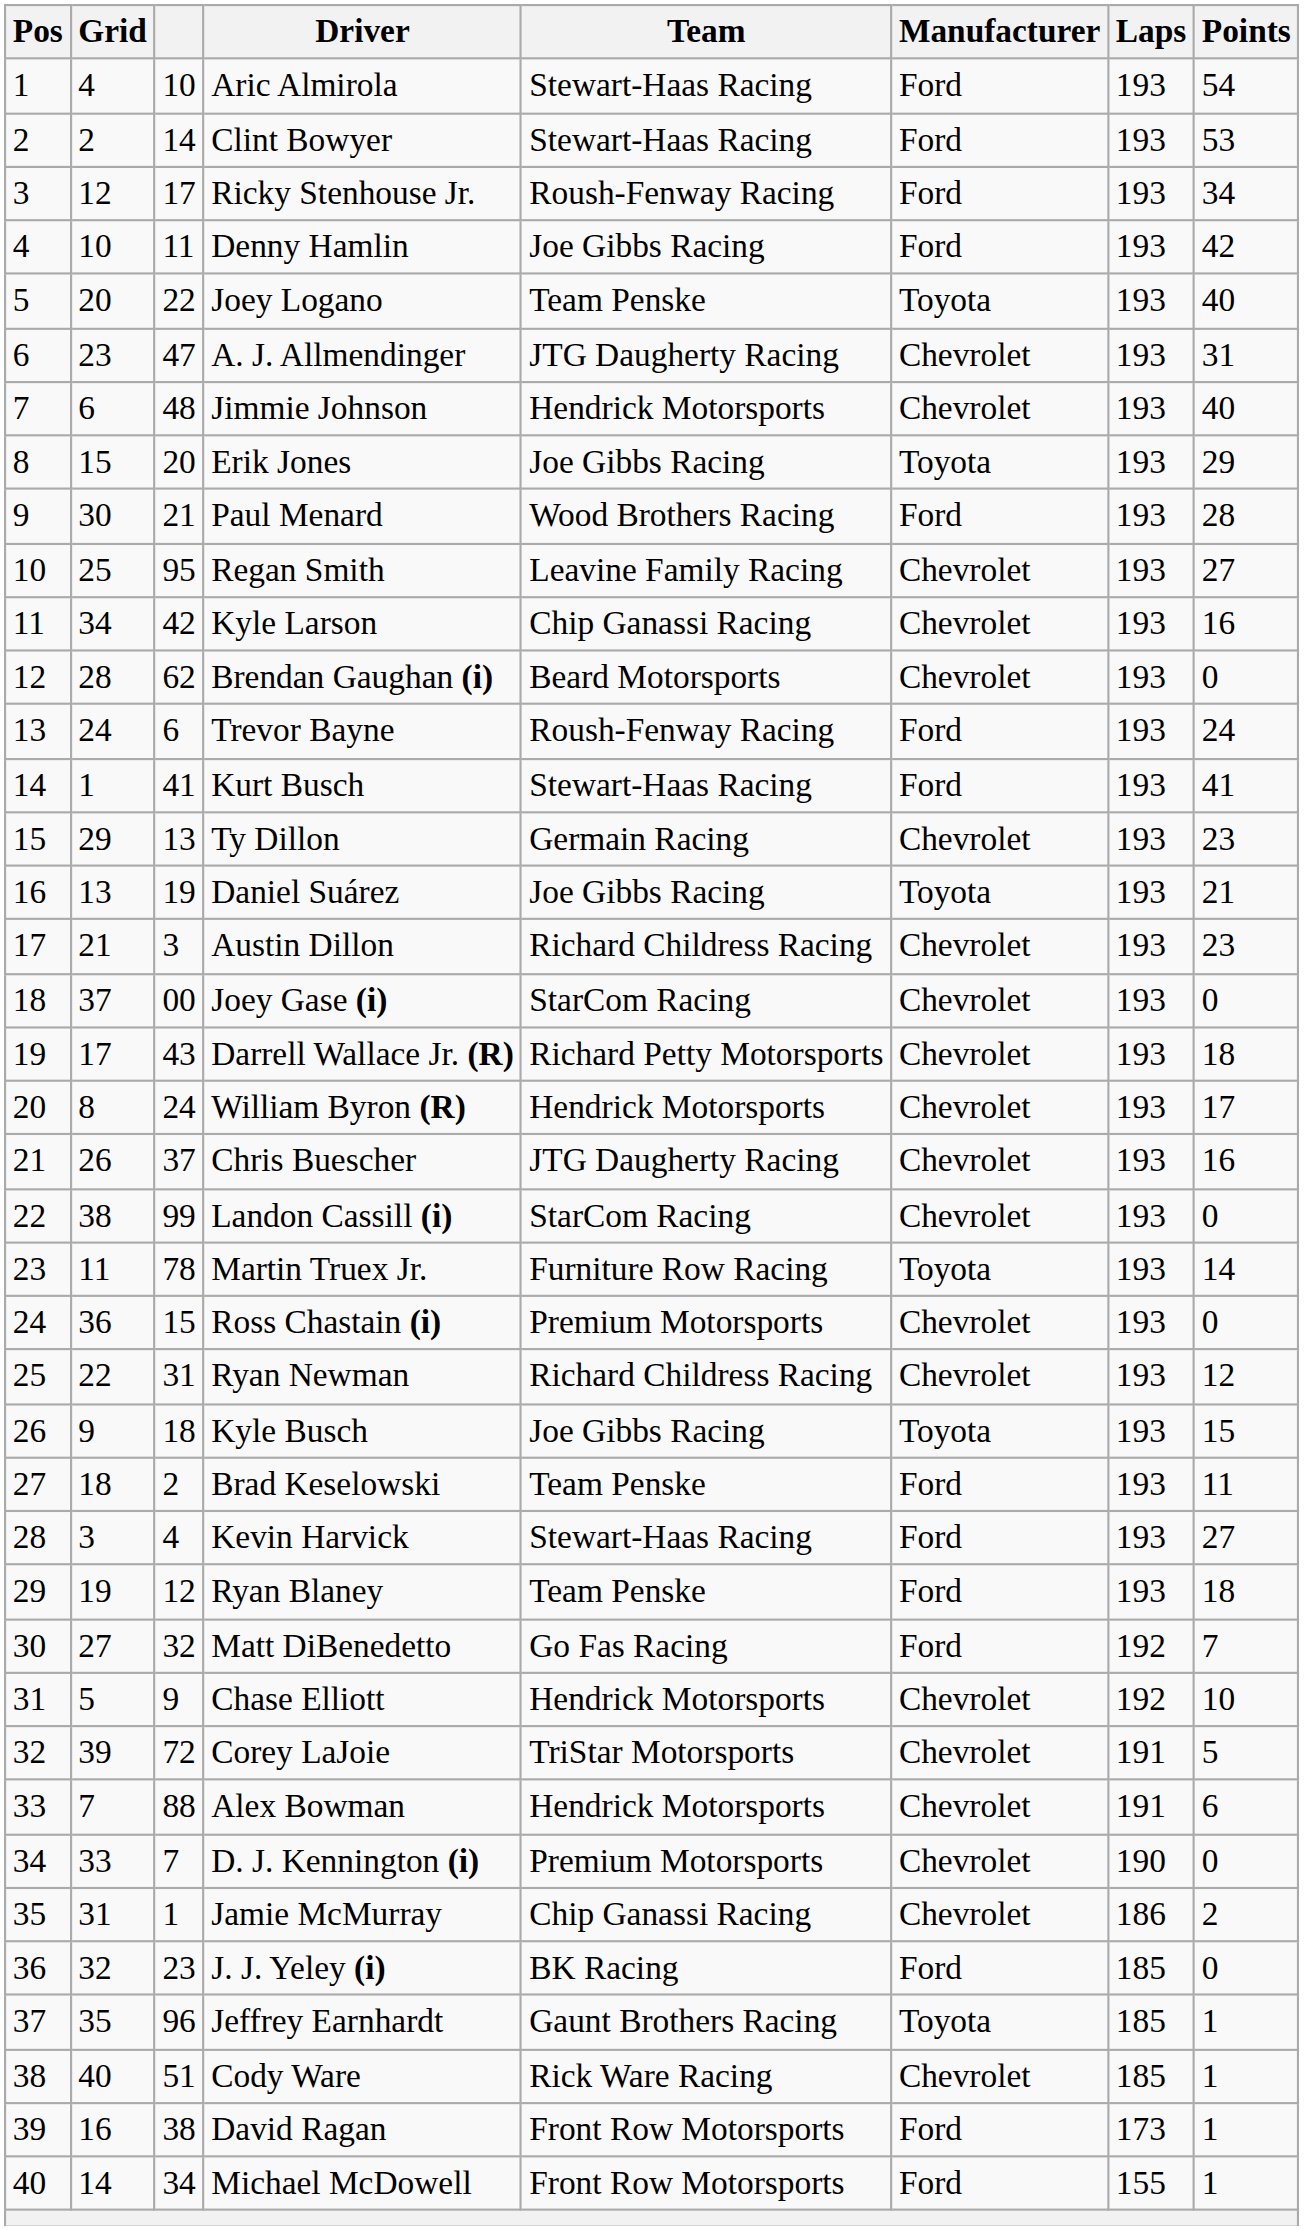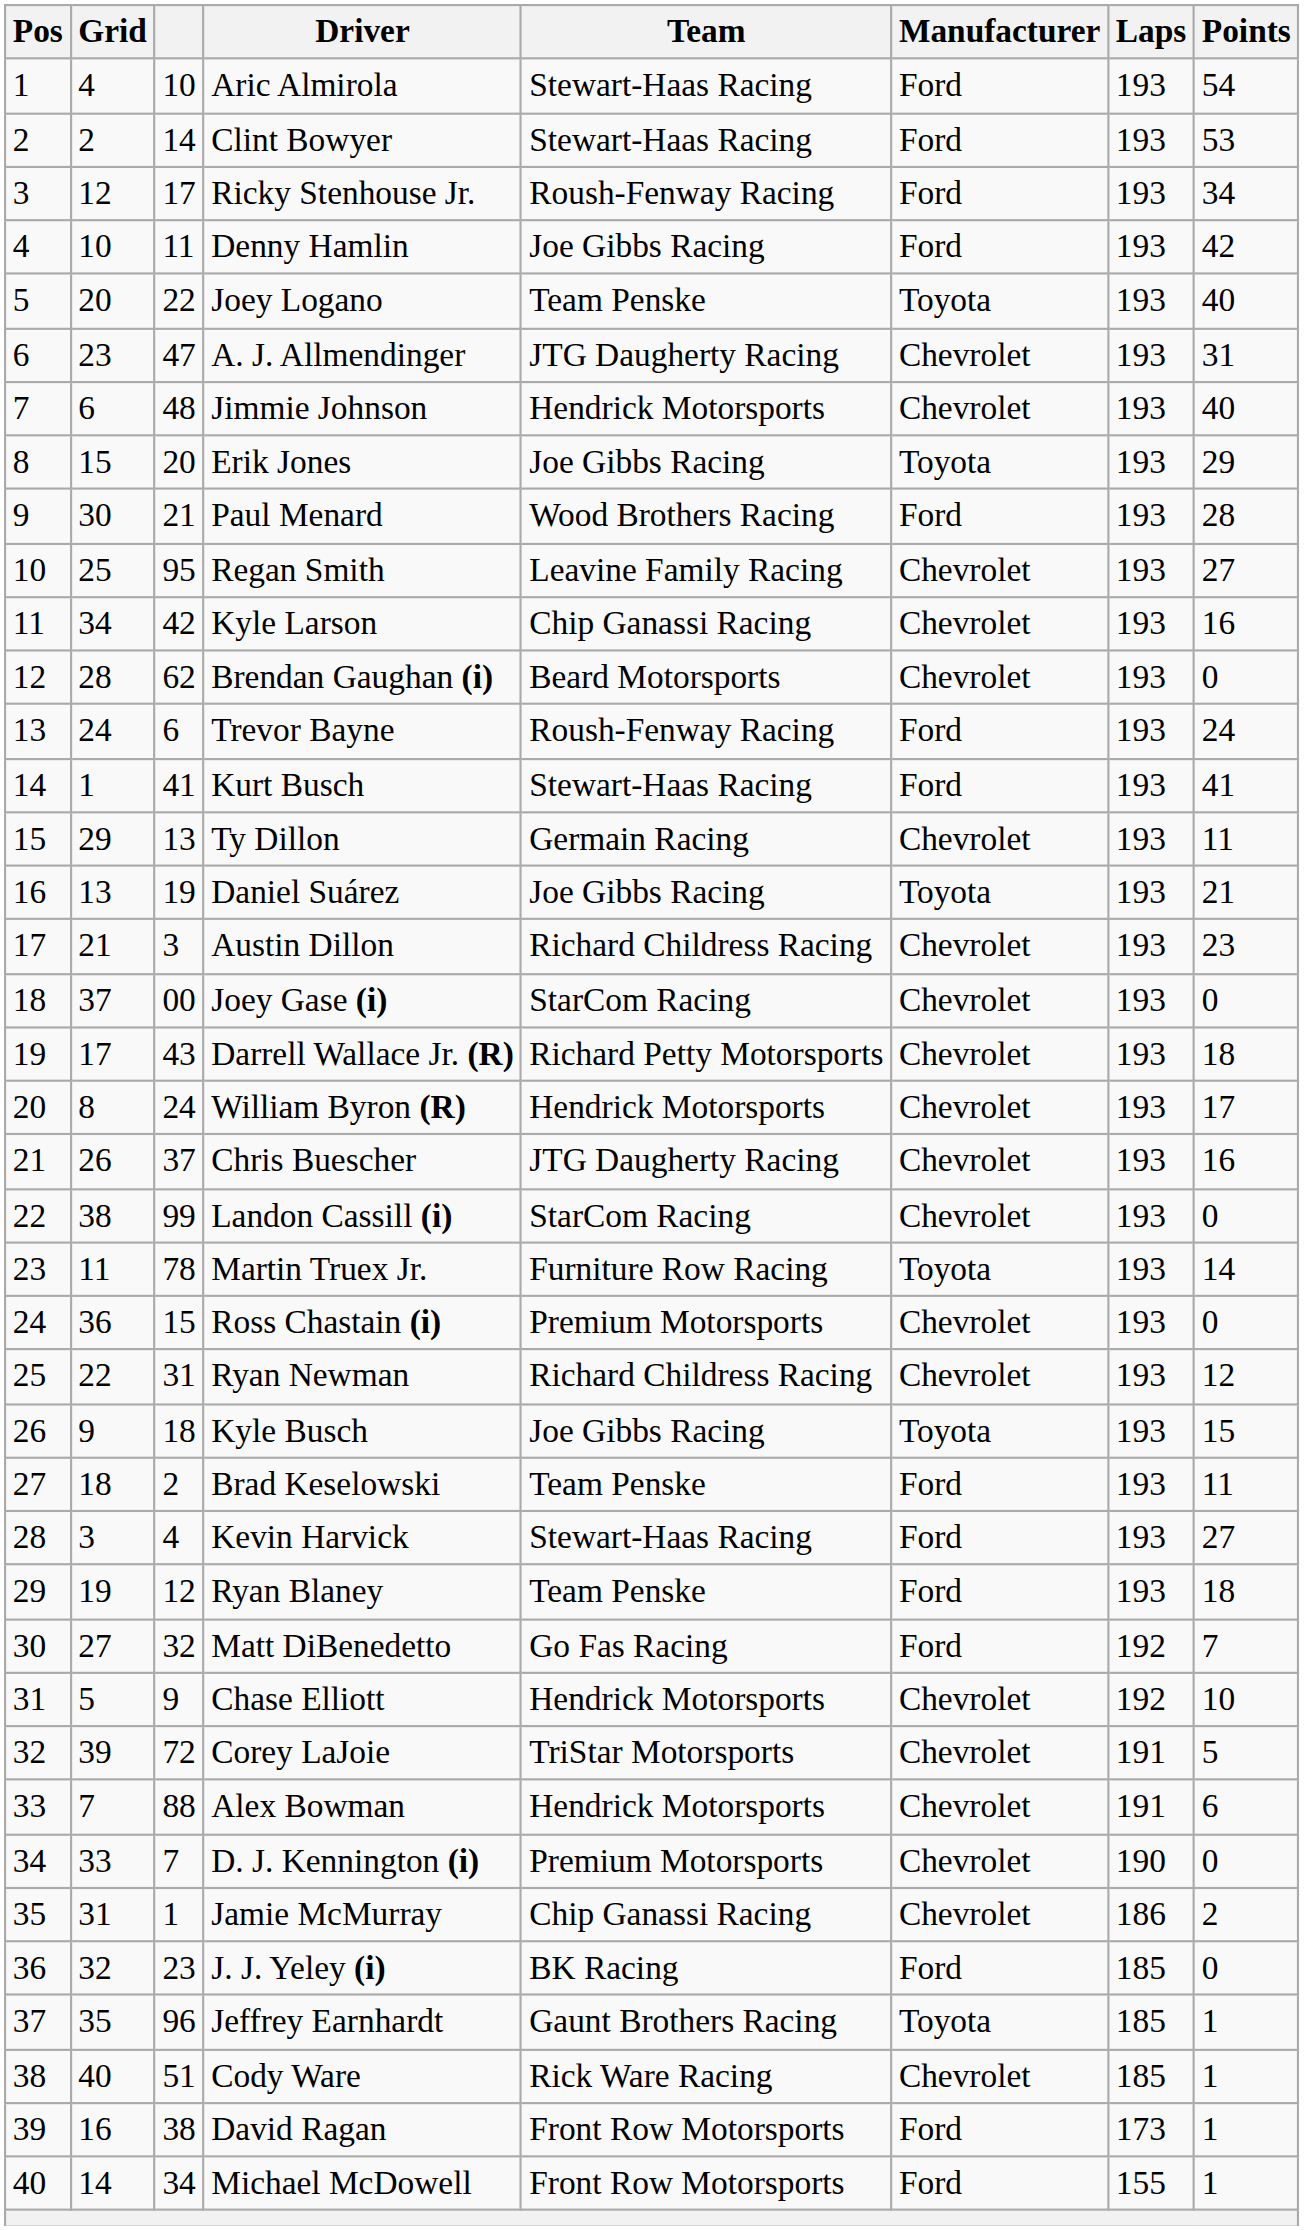(1218, 837) 23 -> (1218, 837) 11
